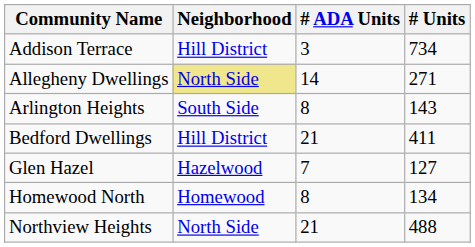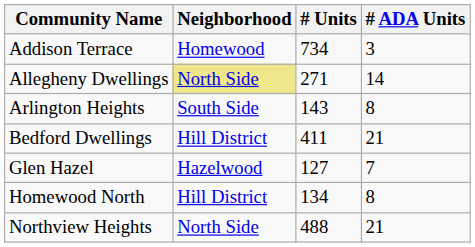columns swapped: (437, 19) <-> (350, 19)
(222, 49) Hill District -> (221, 49) Homewood
(221, 197) Homewood -> (222, 197) Hill District
